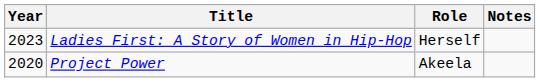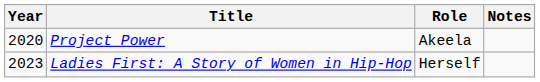rows swapped: (108, 64) <-> (231, 40)
